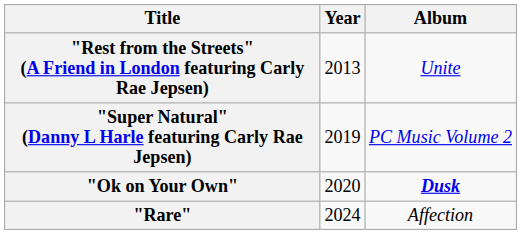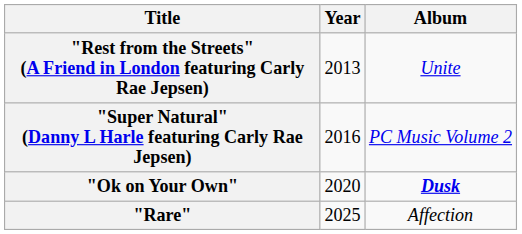(343, 137) 2019 -> (343, 137) 2016
(343, 214) 2024 -> (343, 214) 2025
